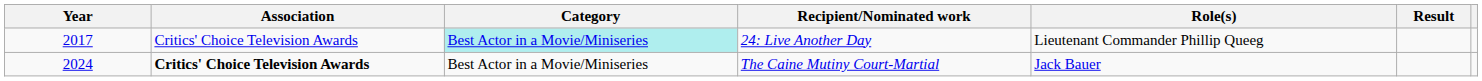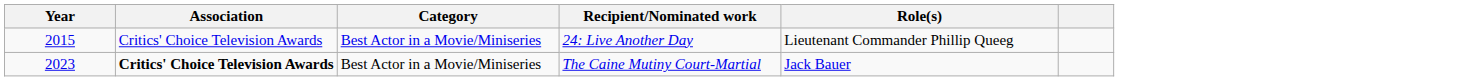- column: (1434, 16)
(78, 40) 2017 -> (60, 40) 2015
(548, 40) paleturquoise background -> (441, 40) no background
(78, 64) 2024 -> (60, 64) 2023
